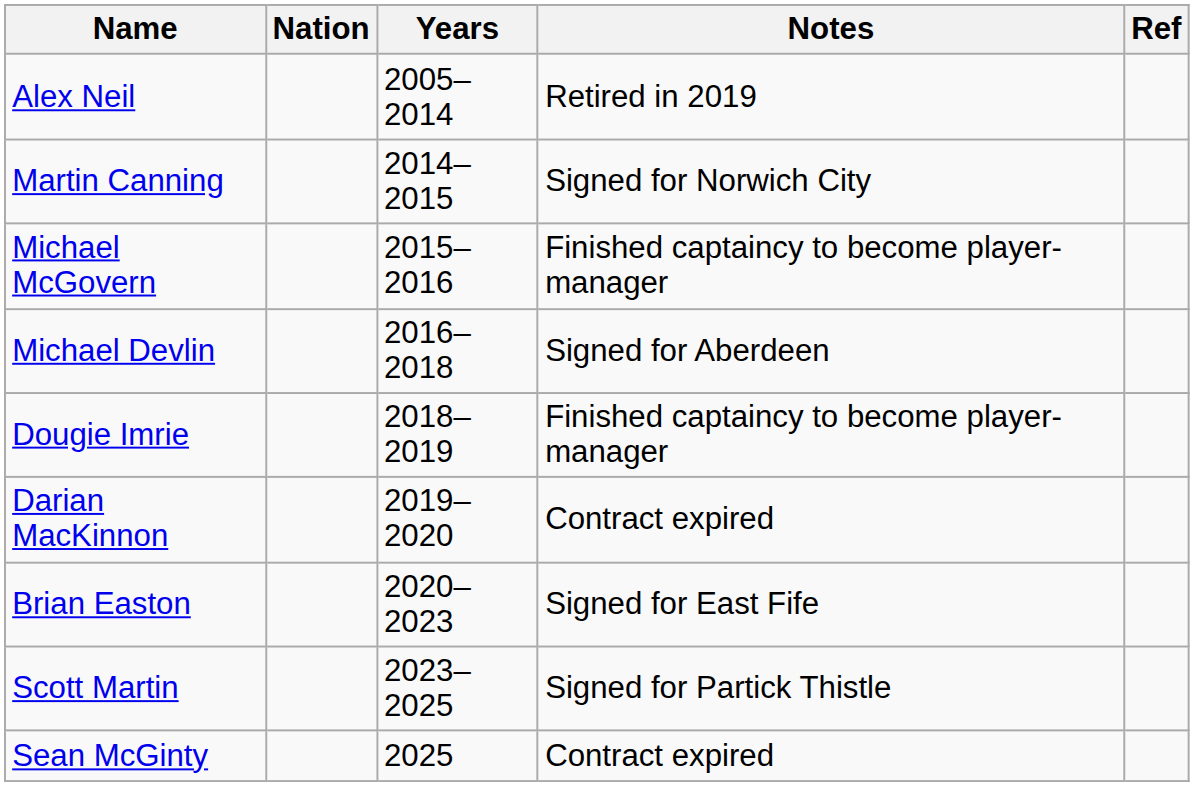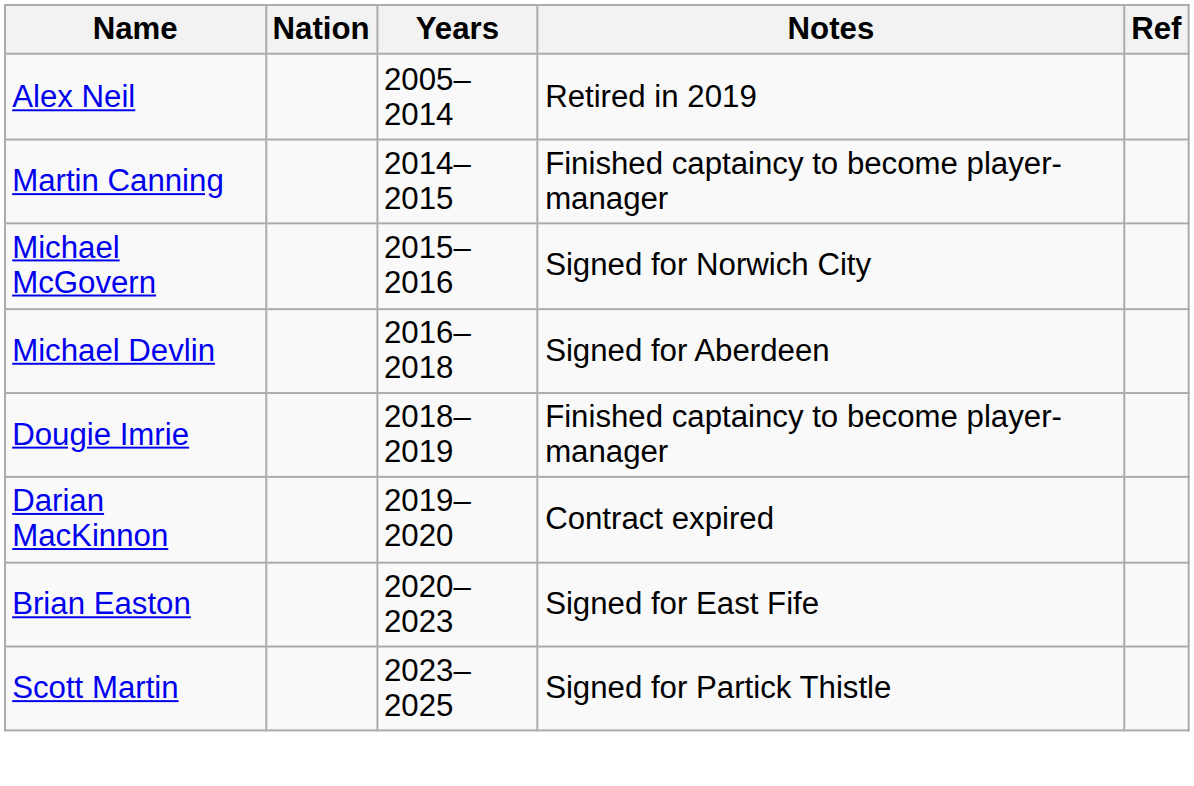(708, 180) Signed for Norwich City -> (804, 180) Finished captaincy to become player-manager
(804, 265) Finished captaincy to become player-manager -> (708, 265) Signed for Norwich City
- row: (110, 755)
